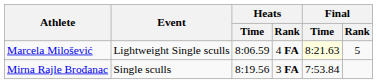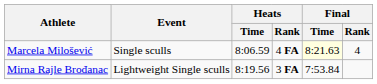(172, 50) Lightweight Single sculls -> (142, 50) Single sculls
(357, 50) 5 -> (357, 50) 4
(142, 69) Single sculls -> (172, 69) Lightweight Single sculls
